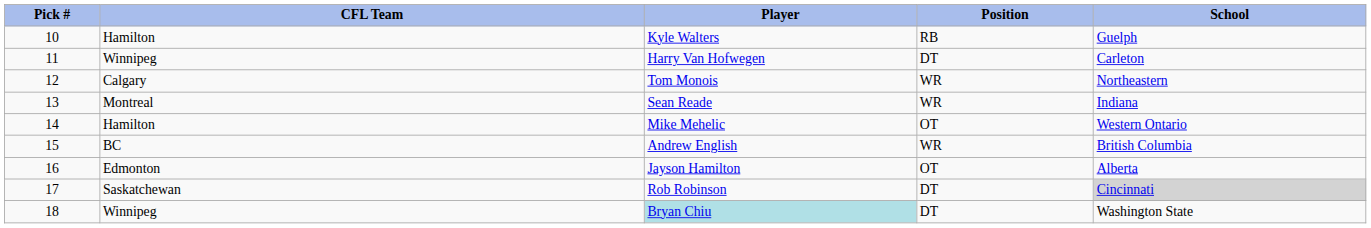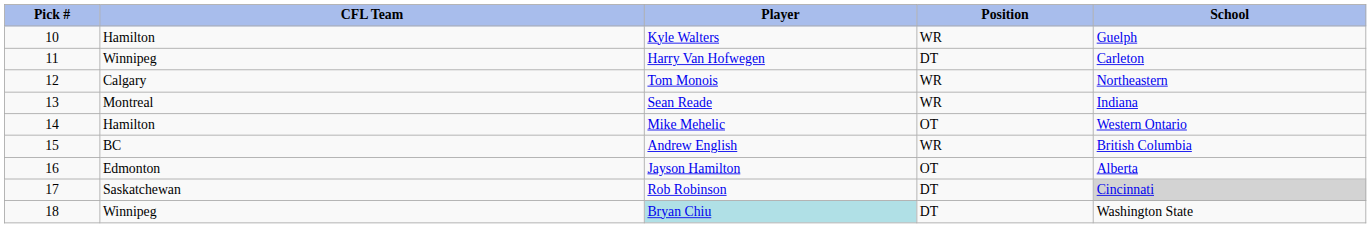(929, 37) RB -> (931, 37) WR
